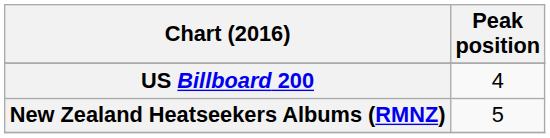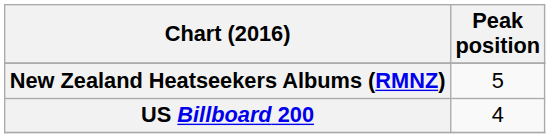rows swapped: (228, 115) <-> (228, 80)
